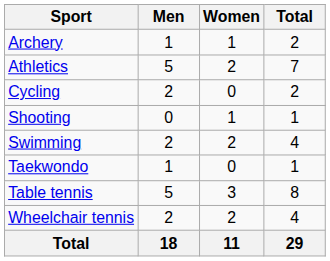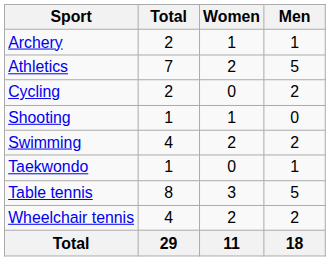columns swapped: (169, 17) <-> (295, 17)
